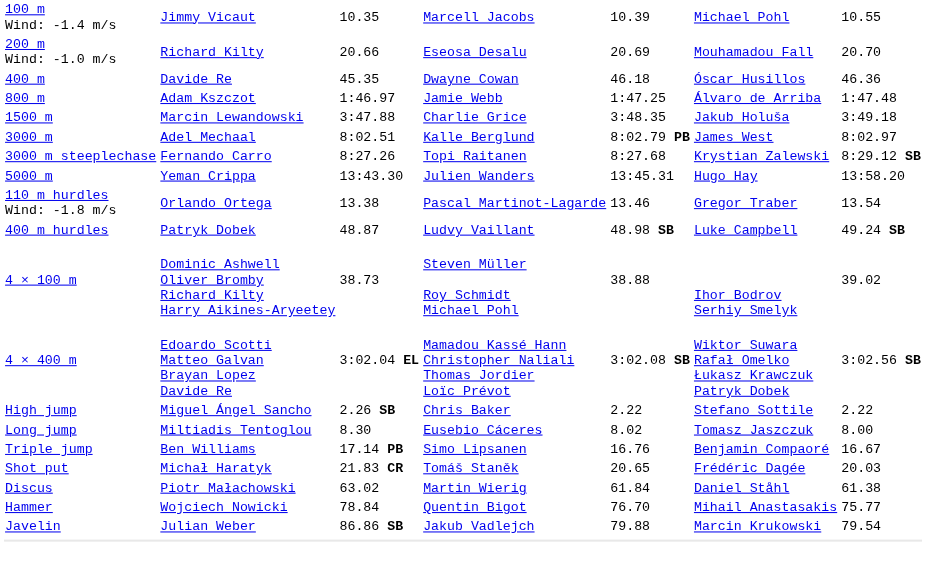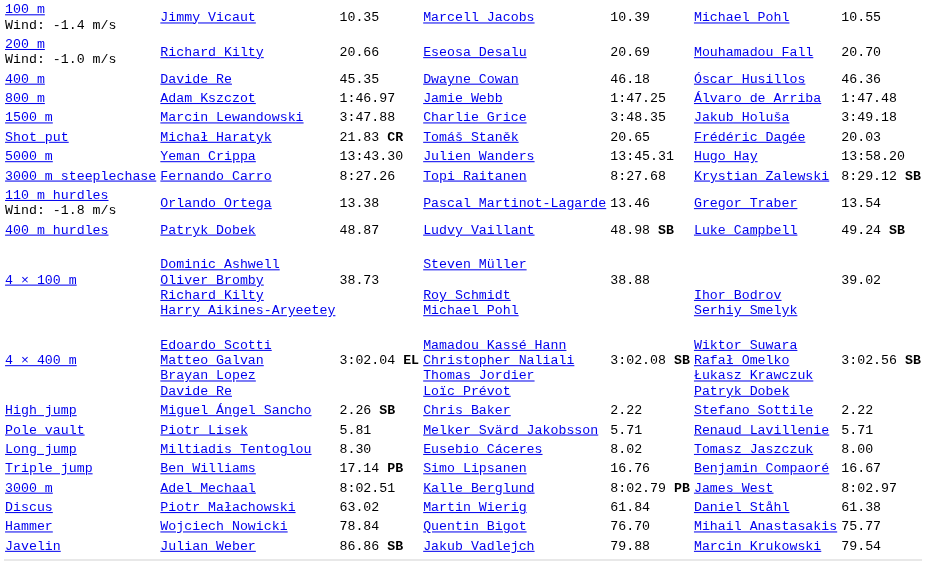rows swapped: (29, 137) <-> (37, 469)
rows swapped: (29, 176) <-> (81, 157)
+ row: (45, 430)
